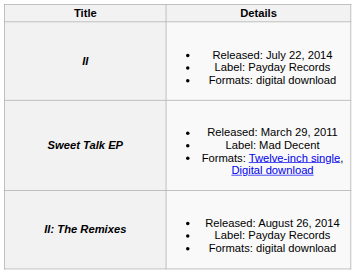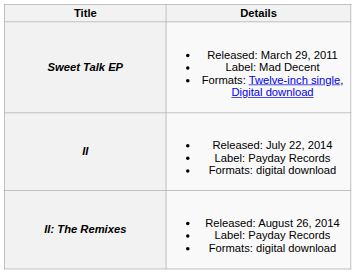rows swapped: (85, 145) <-> (85, 61)
